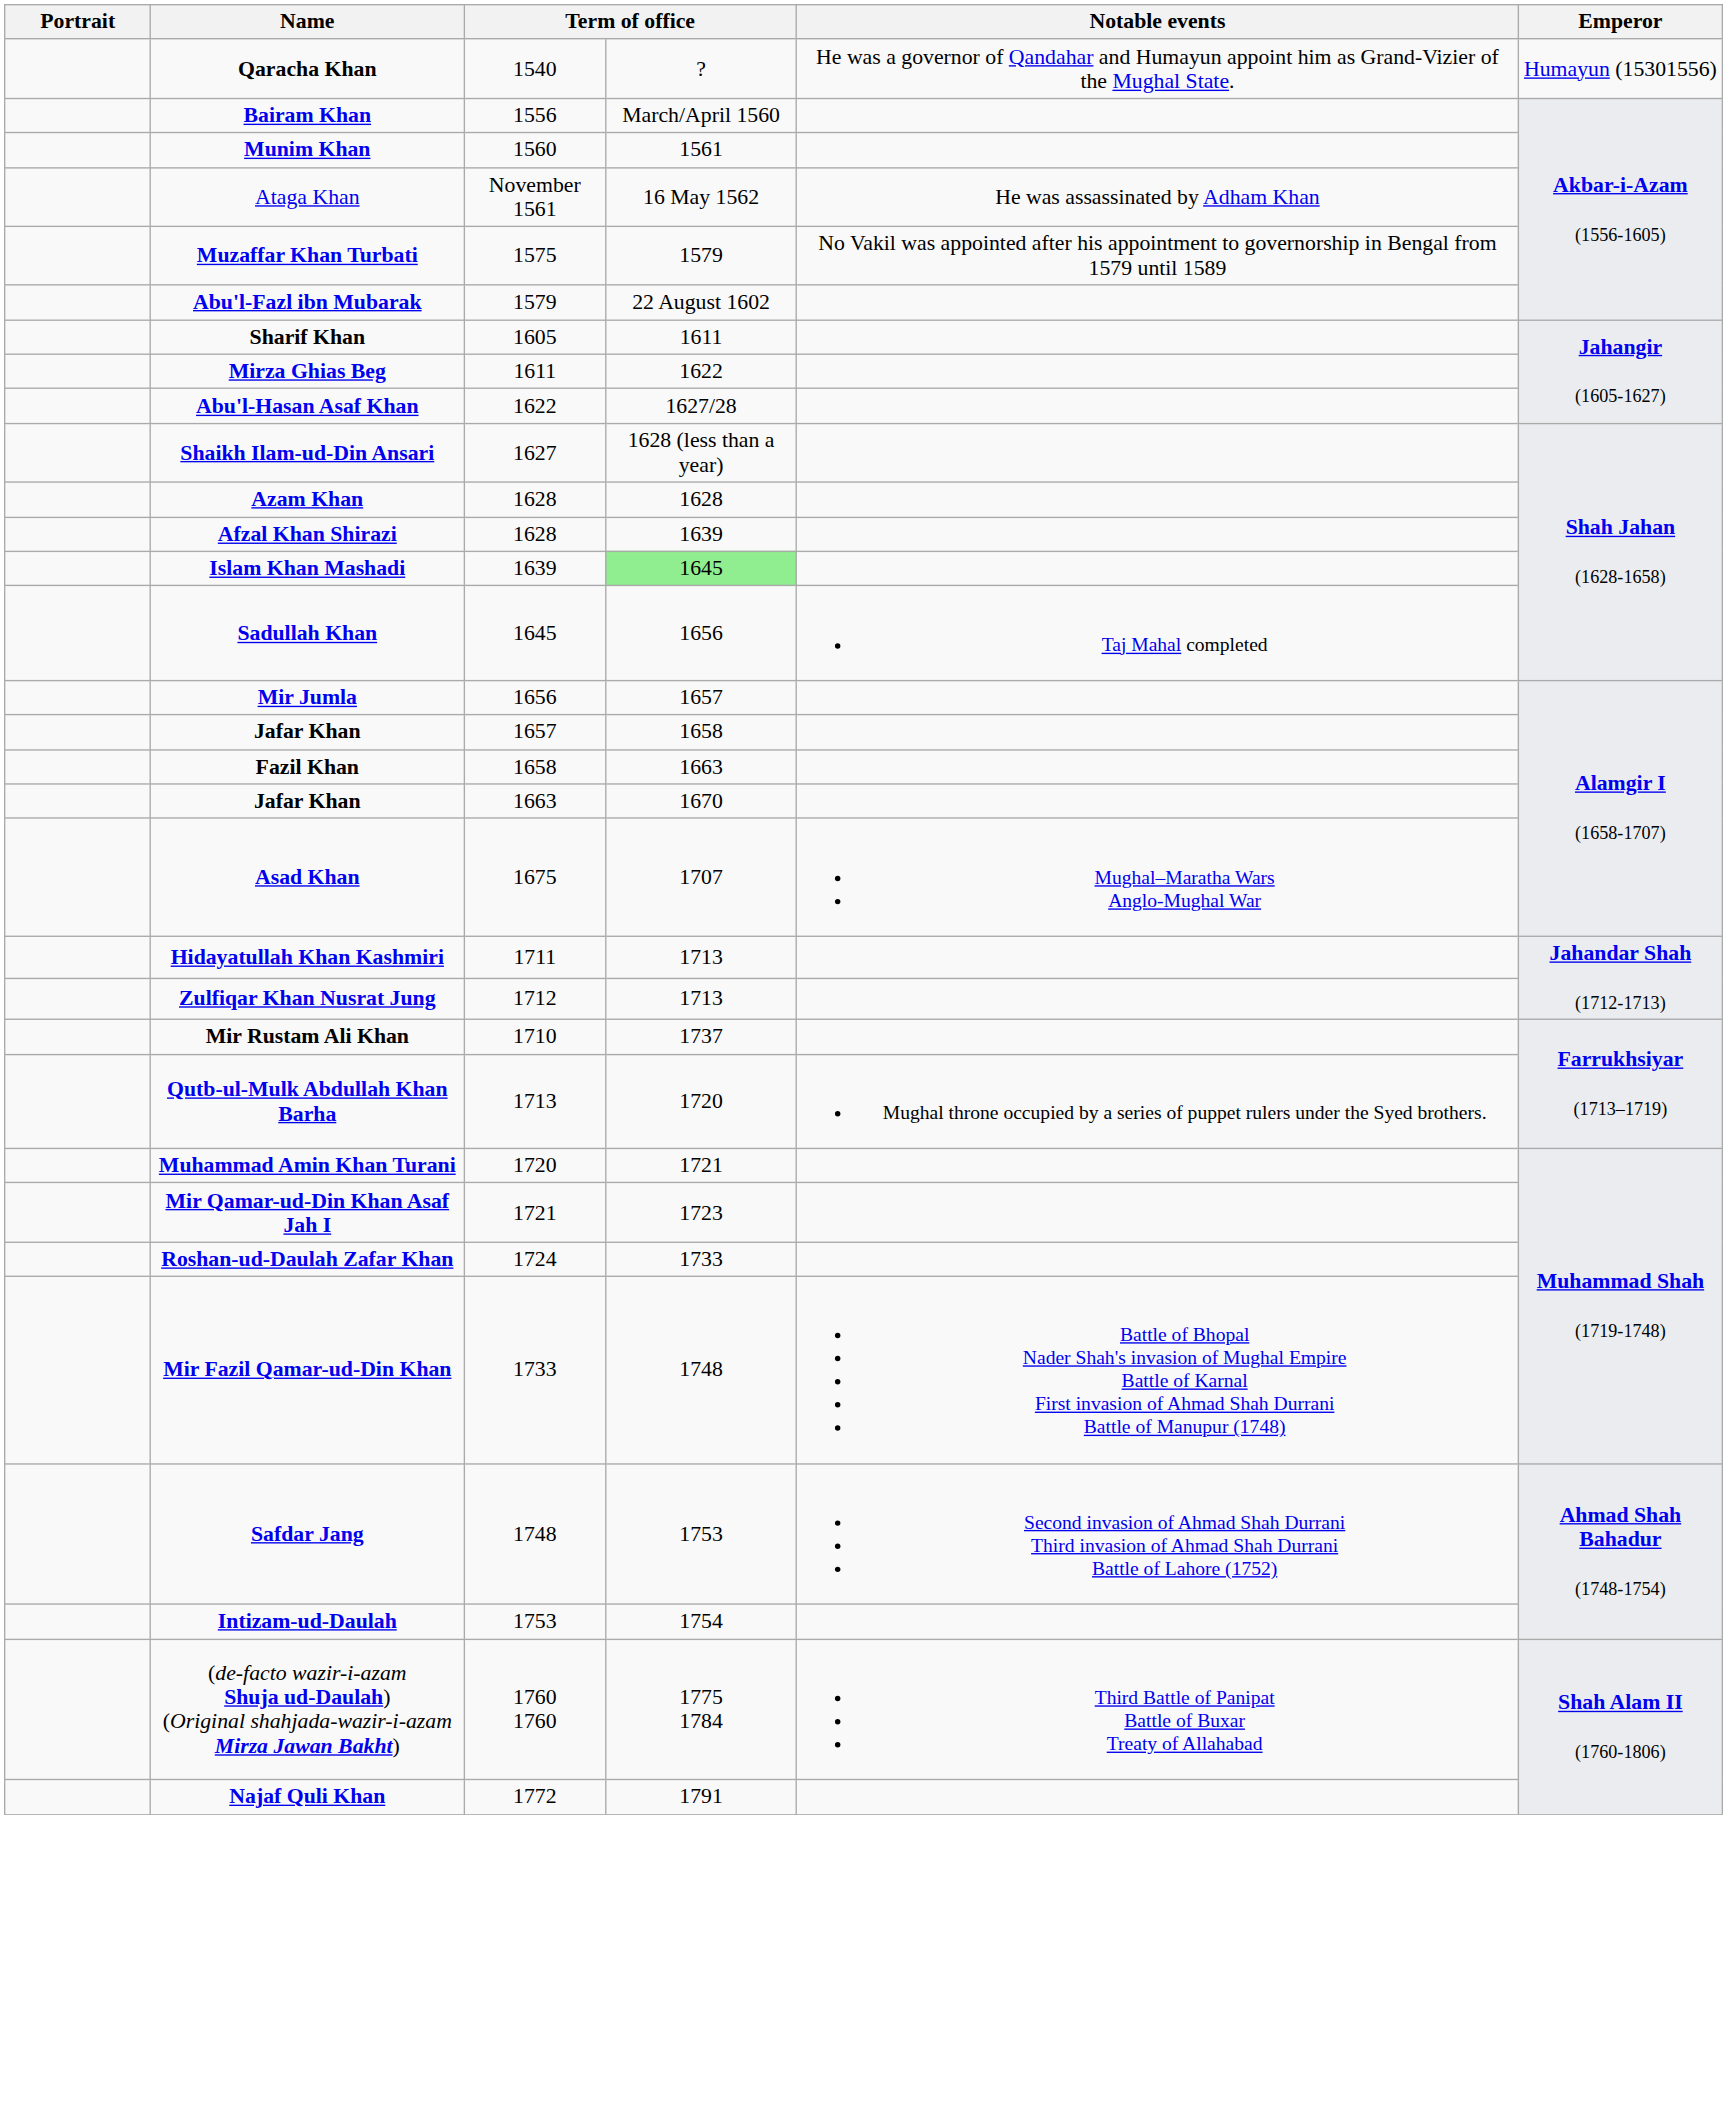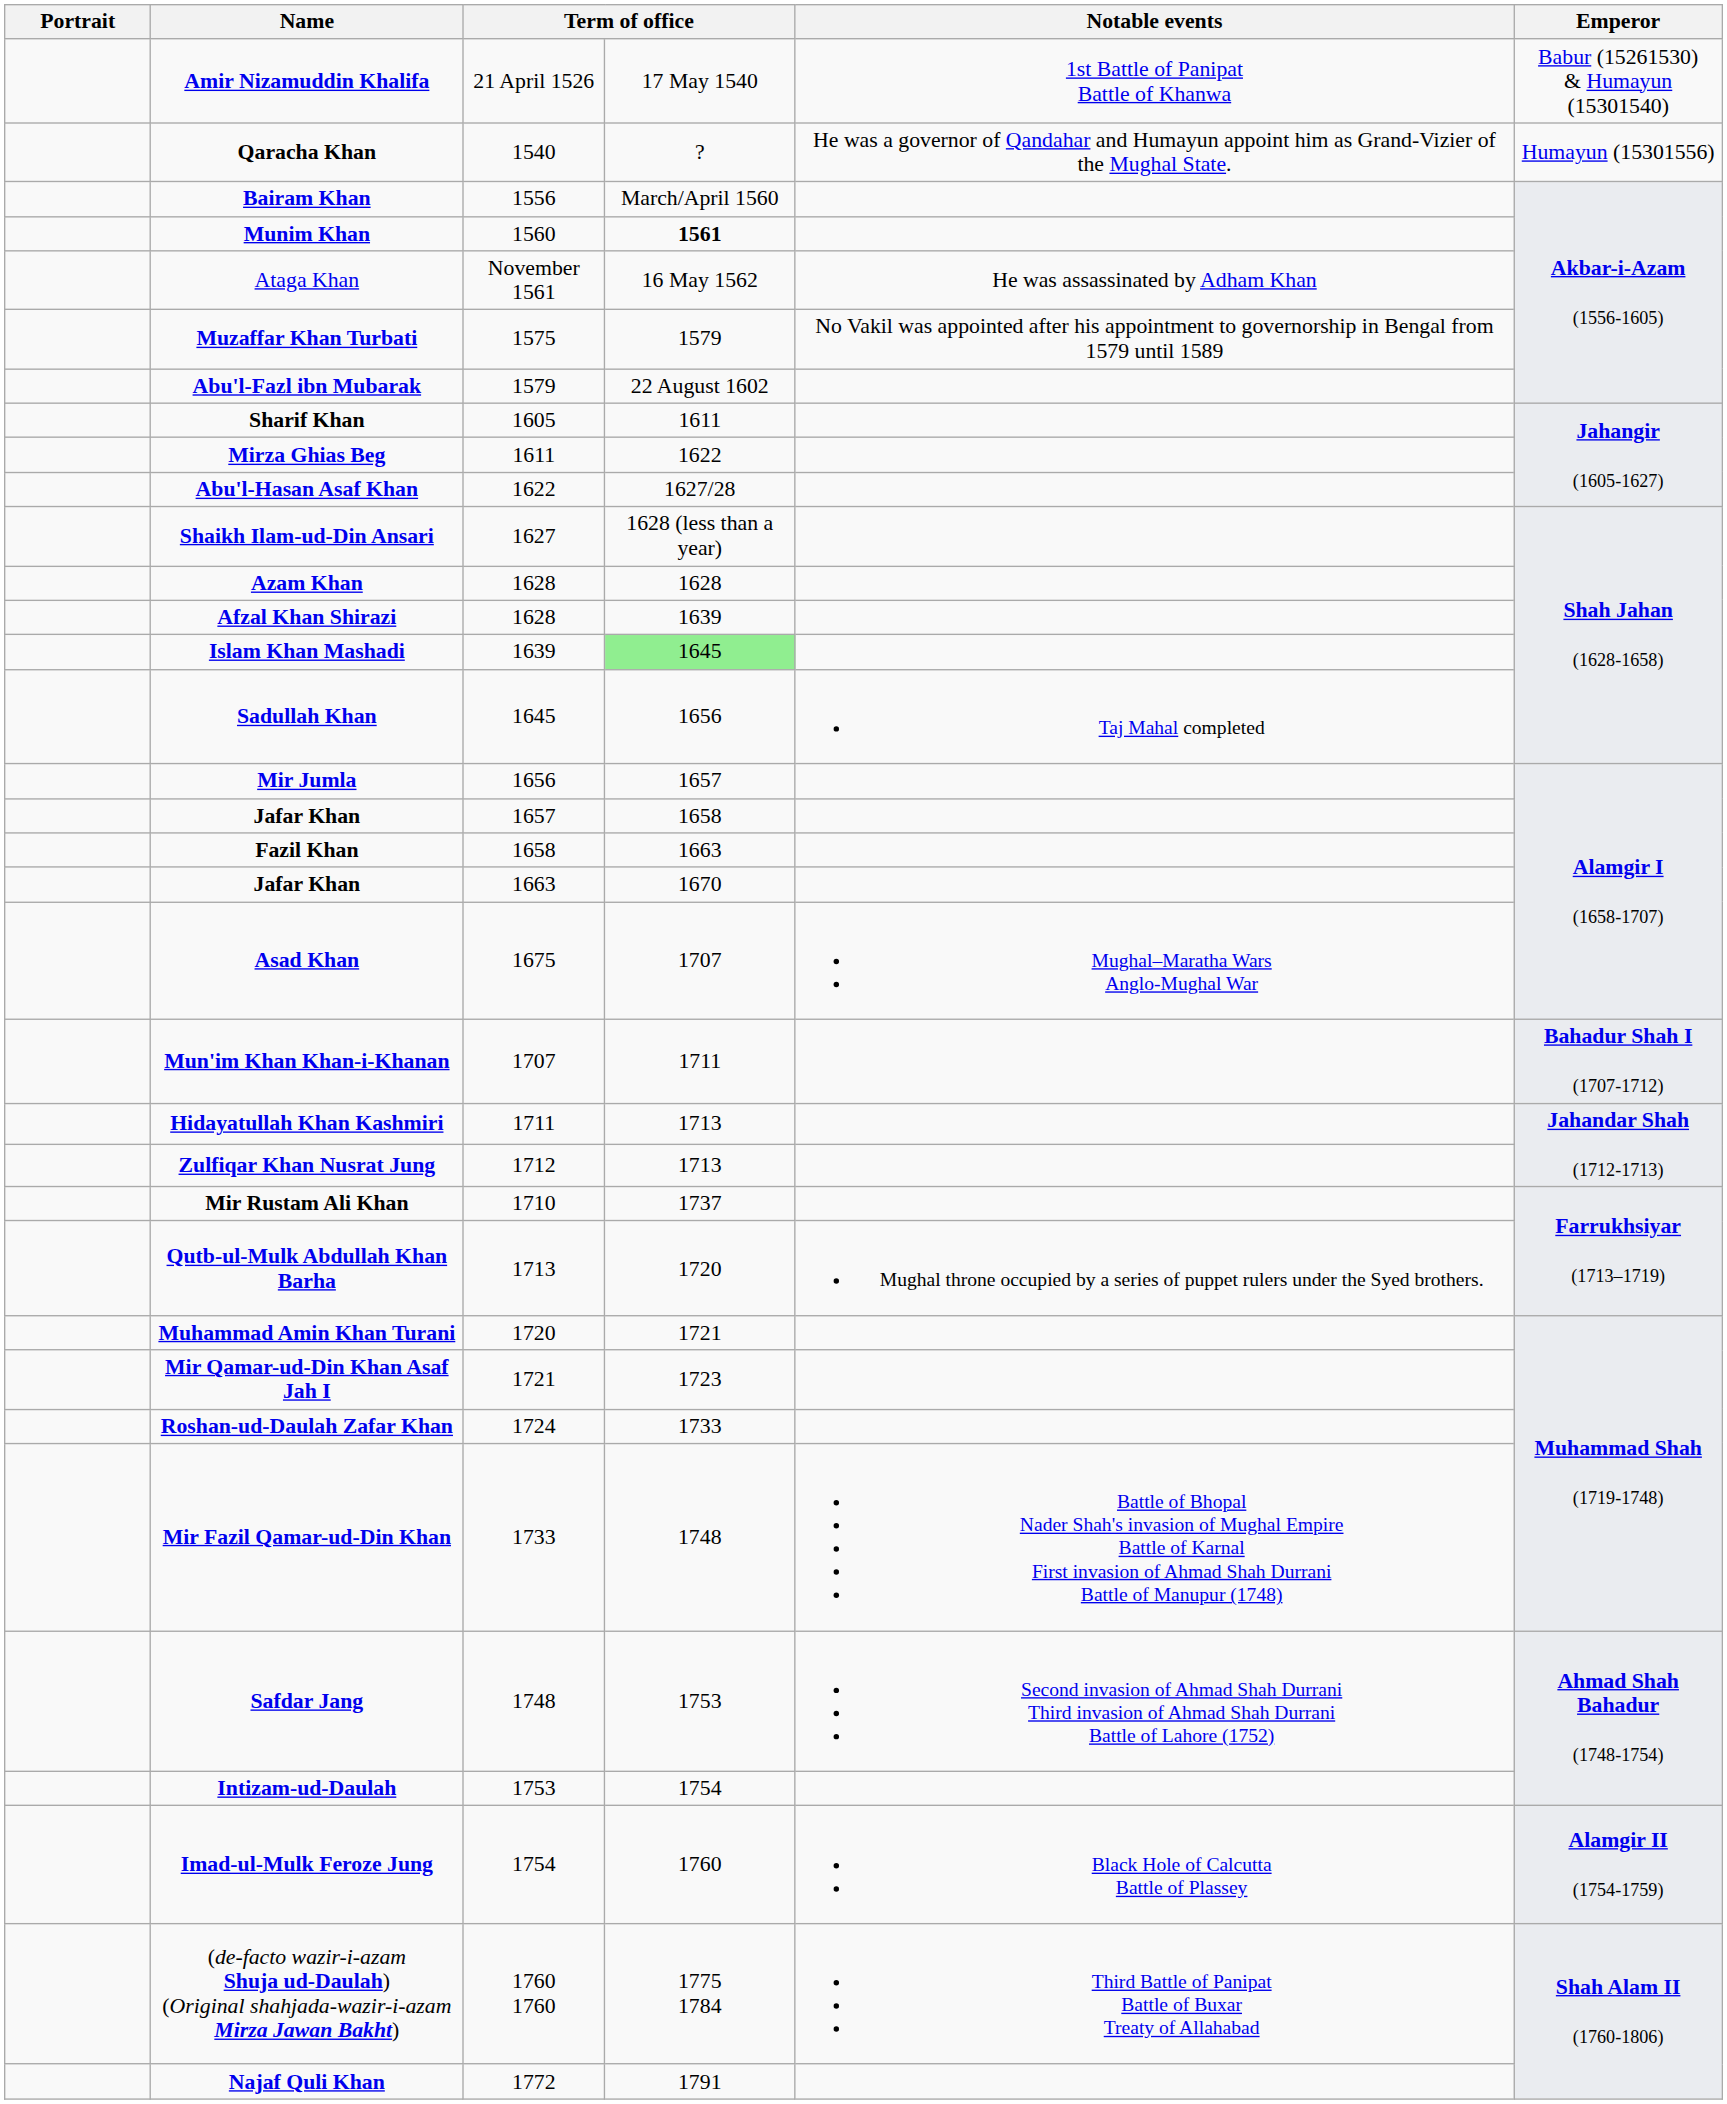+ row: (307, 80)
(701, 149) normal -> (700, 233) bold
+ row: (307, 1061)
+ row: (307, 1864)
